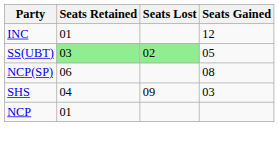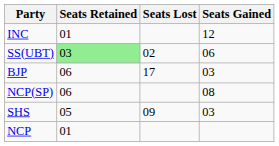(149, 53) lightgreen background -> (149, 53) no background
(208, 53) 05 -> (208, 53) 06
+ row: (17, 72)
(66, 92) 04 -> (66, 111) 05
